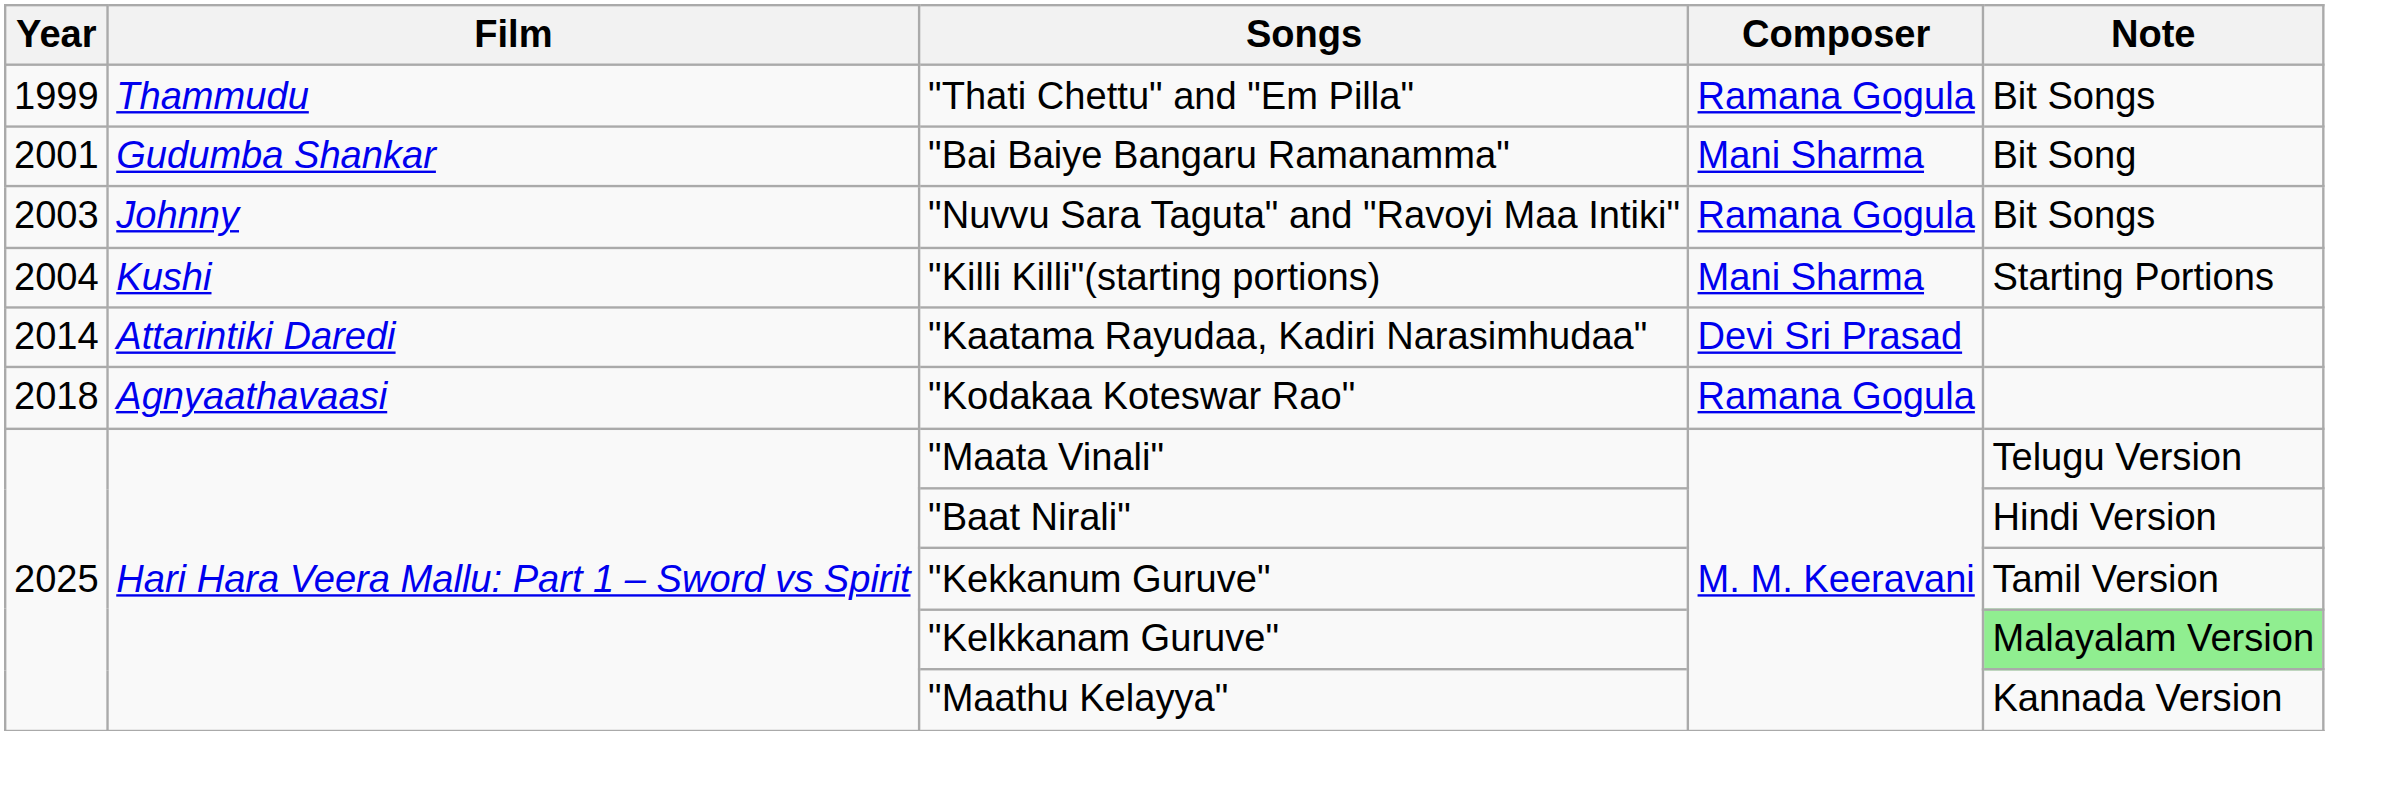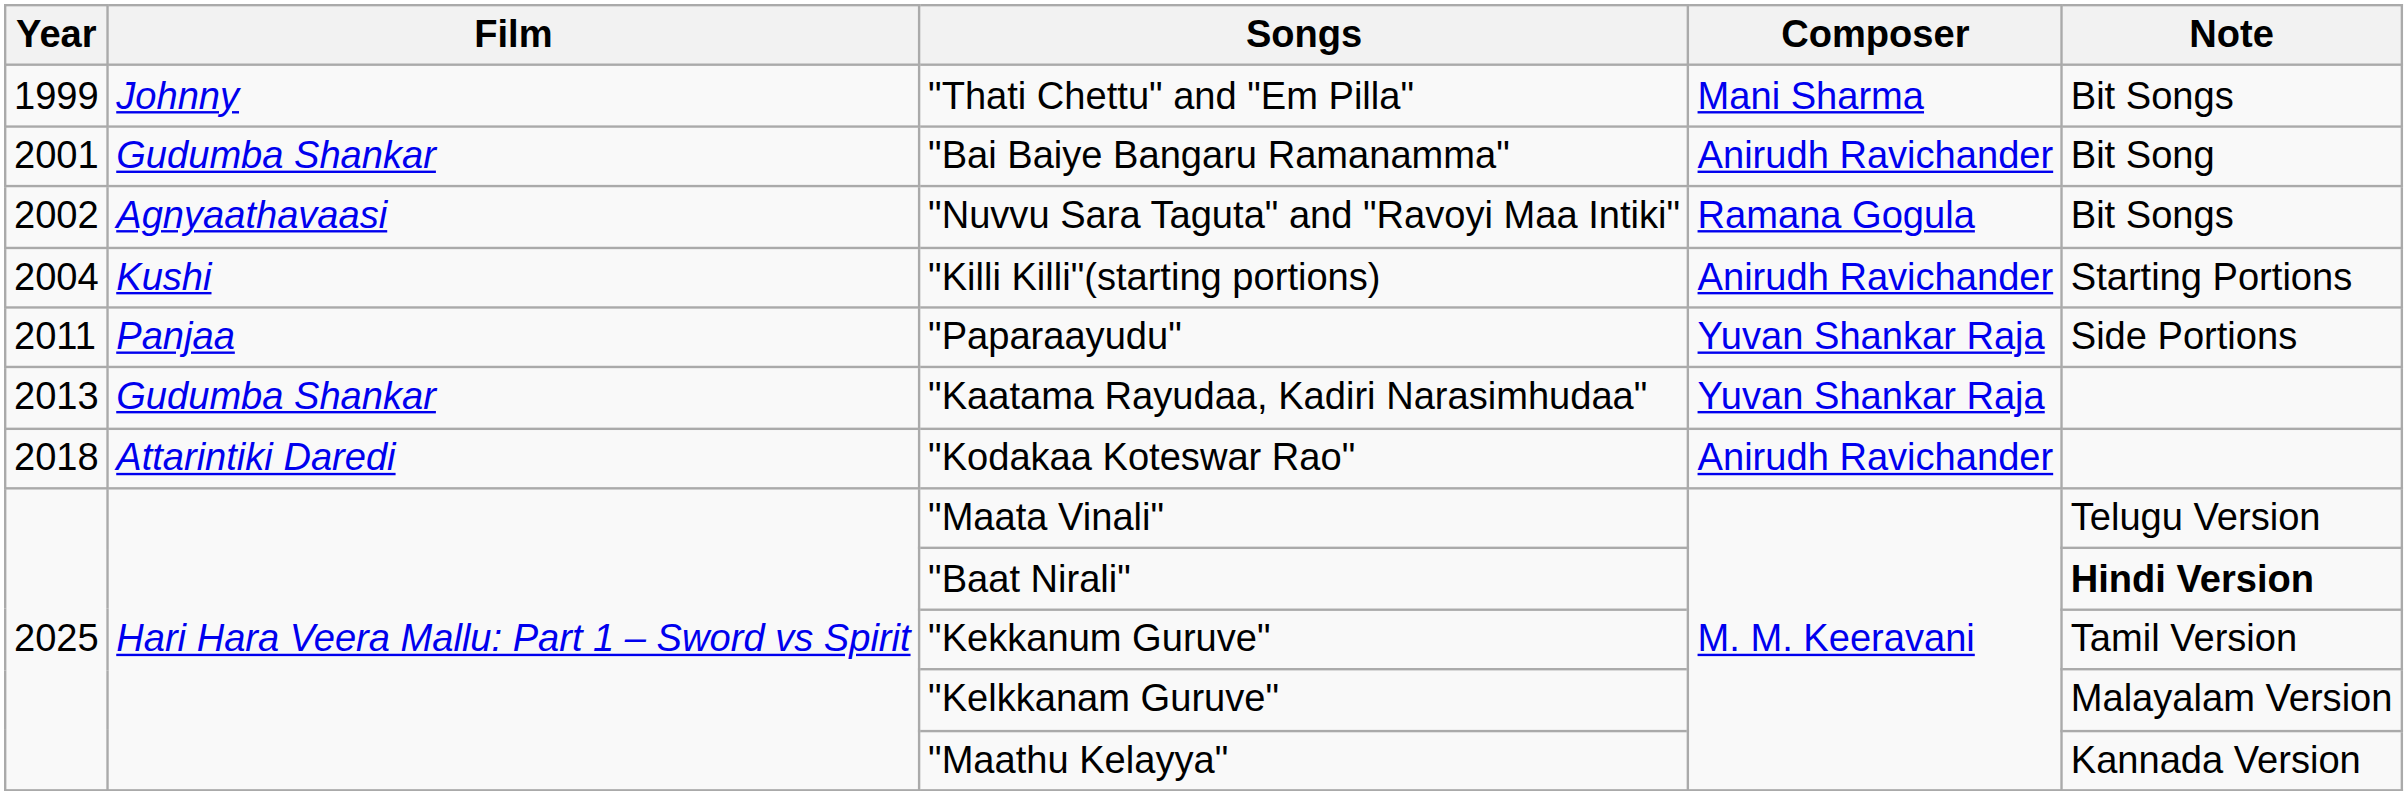(213, 95) Thammudu -> (178, 95) Johnny
(1836, 95) Ramana Gogula -> (1811, 95) Mani Sharma
(1811, 155) Mani Sharma -> (1875, 155) Anirudh Ravichander
(56, 215) 2003 -> (56, 215) 2002
(178, 215) Johnny -> (252, 215) Agnyaathavaasi
(1811, 276) Mani Sharma -> (1875, 276) Anirudh Ravichander
+ row: (1055, 336)
(56, 336) 2014 -> (56, 397) 2013
(256, 336) Attarintiki Daredi -> (276, 397) Gudumba Shankar
(1830, 336) Devi Sri Prasad -> (1871, 397) Yuvan Shankar Raja
(252, 397) Agnyaathavaasi -> (256, 457) Attarintiki Daredi
(1836, 397) Ramana Gogula -> (1875, 457) Anirudh Ravichander
(2105, 517) normal -> (2192, 578) bold
(2153, 638) lightgreen background -> (2232, 699) no background
